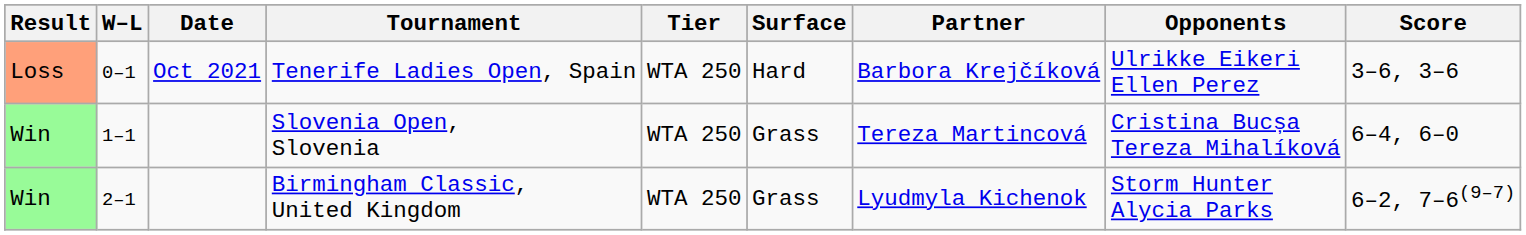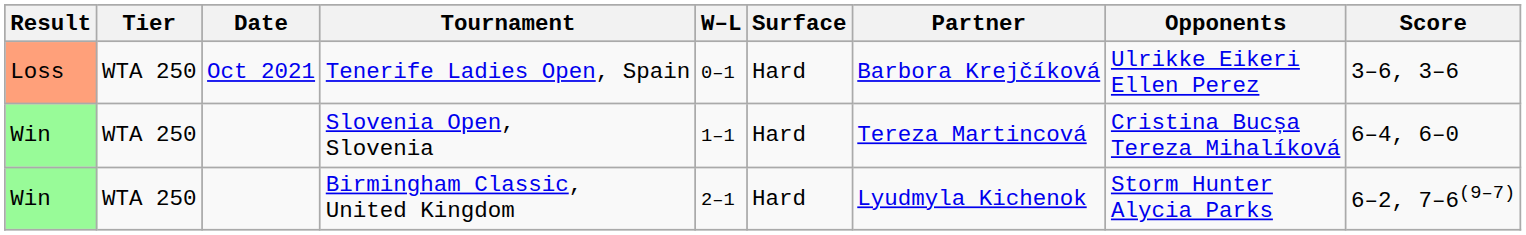columns swapped: (122, 23) <-> (694, 23)
(786, 135) Grass -> (779, 135) Hard
(786, 198) Grass -> (779, 198) Hard
